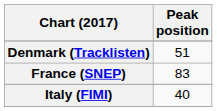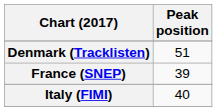(182, 73) 83 -> (182, 73) 39
